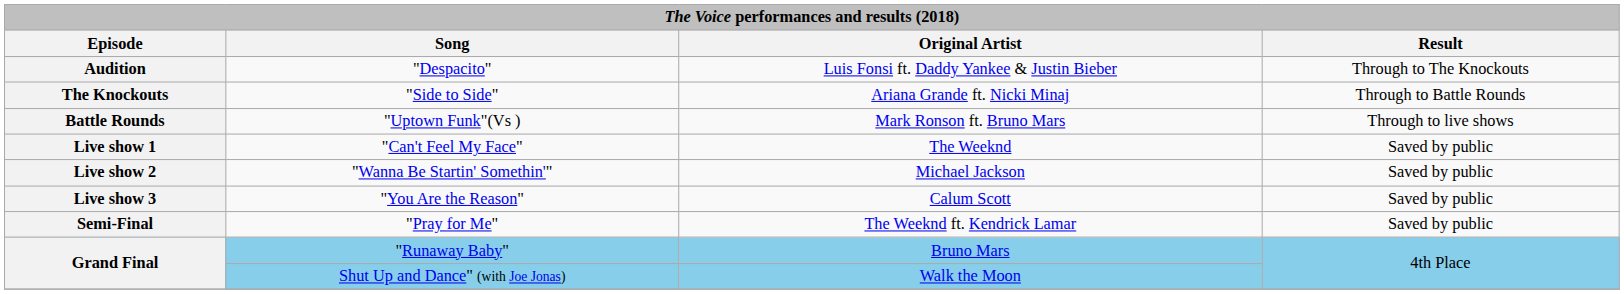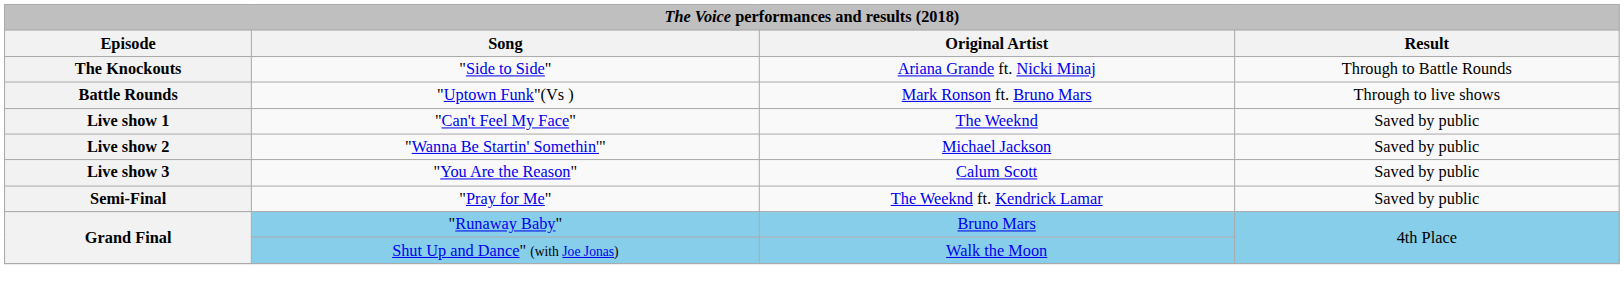- row: (452, 69)
